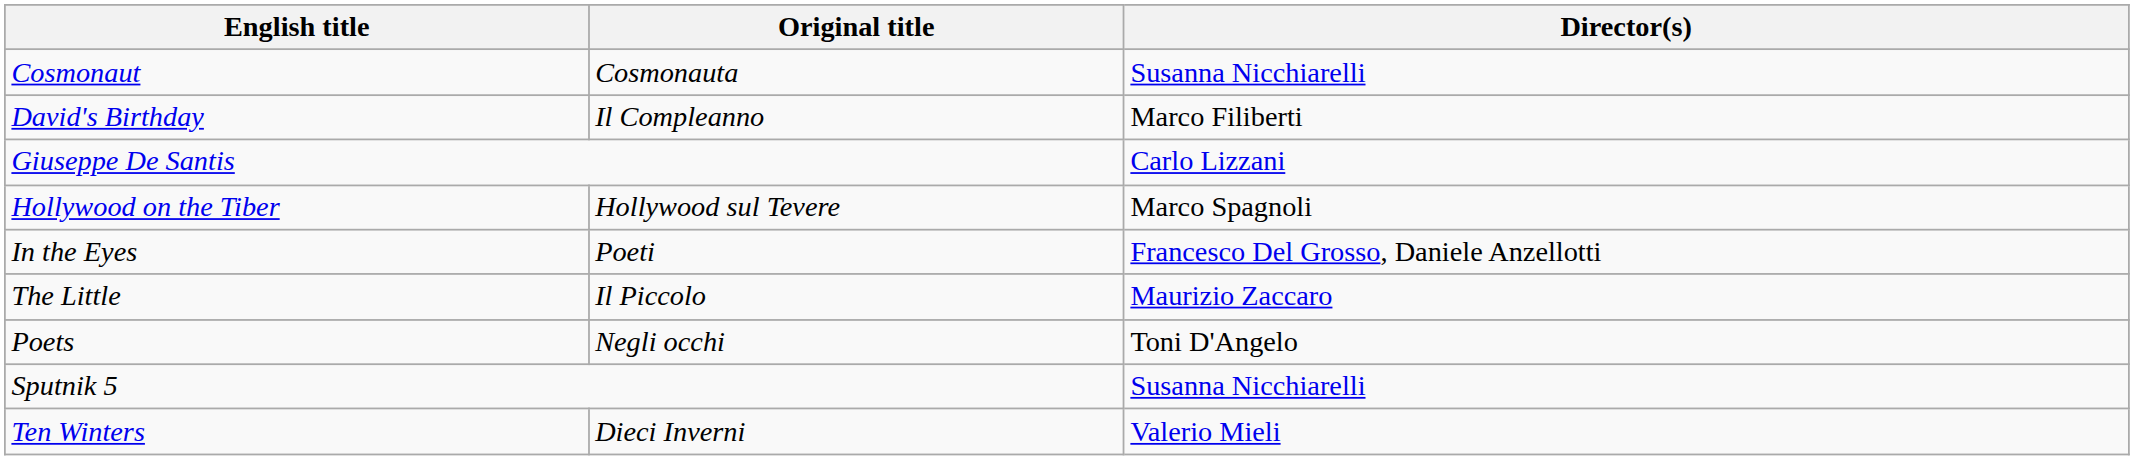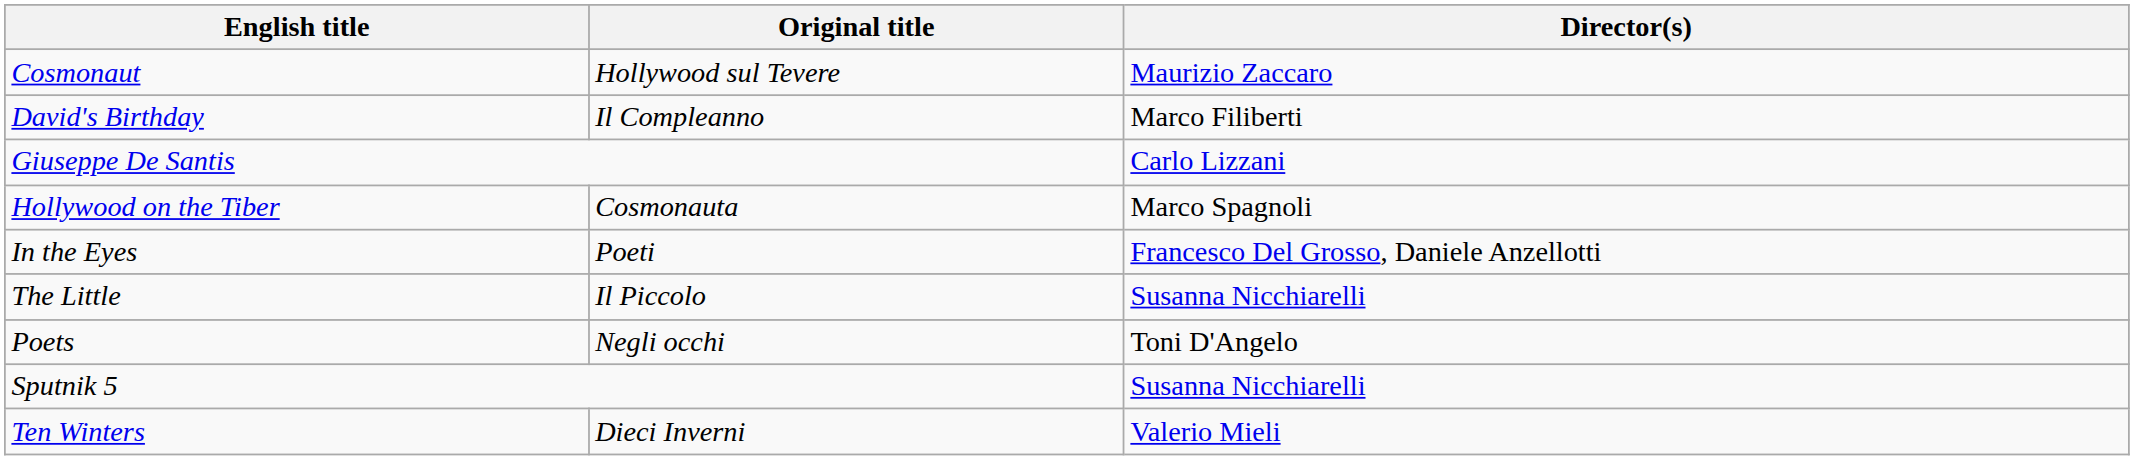(667, 71) Cosmonauta -> (718, 71) Hollywood sul Tevere
(1248, 71) Susanna Nicchiarelli -> (1231, 71) Maurizio Zaccaro
(718, 206) Hollywood sul Tevere -> (667, 206) Cosmonauta
(1231, 296) Maurizio Zaccaro -> (1248, 296) Susanna Nicchiarelli
